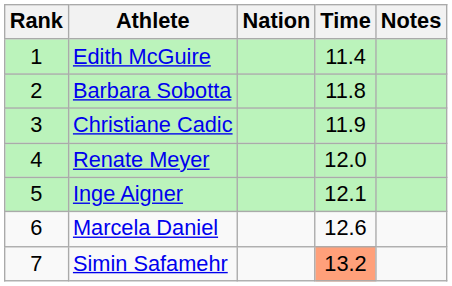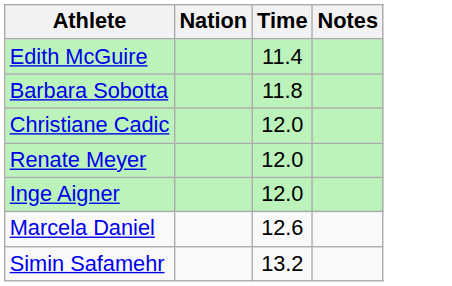- column: (36, 21)
(346, 125) 11.9 -> (282, 125) 12.0
(346, 194) 12.1 -> (282, 194) 12.0
(346, 263) lightsalmon background -> (282, 263) no background
